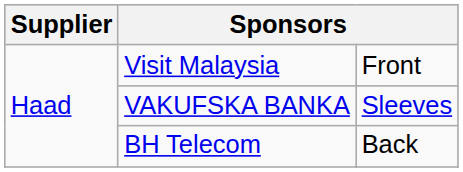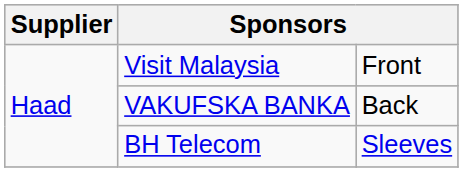(407, 105) Sleeves -> (390, 105) Back
(390, 145) Back -> (407, 145) Sleeves
